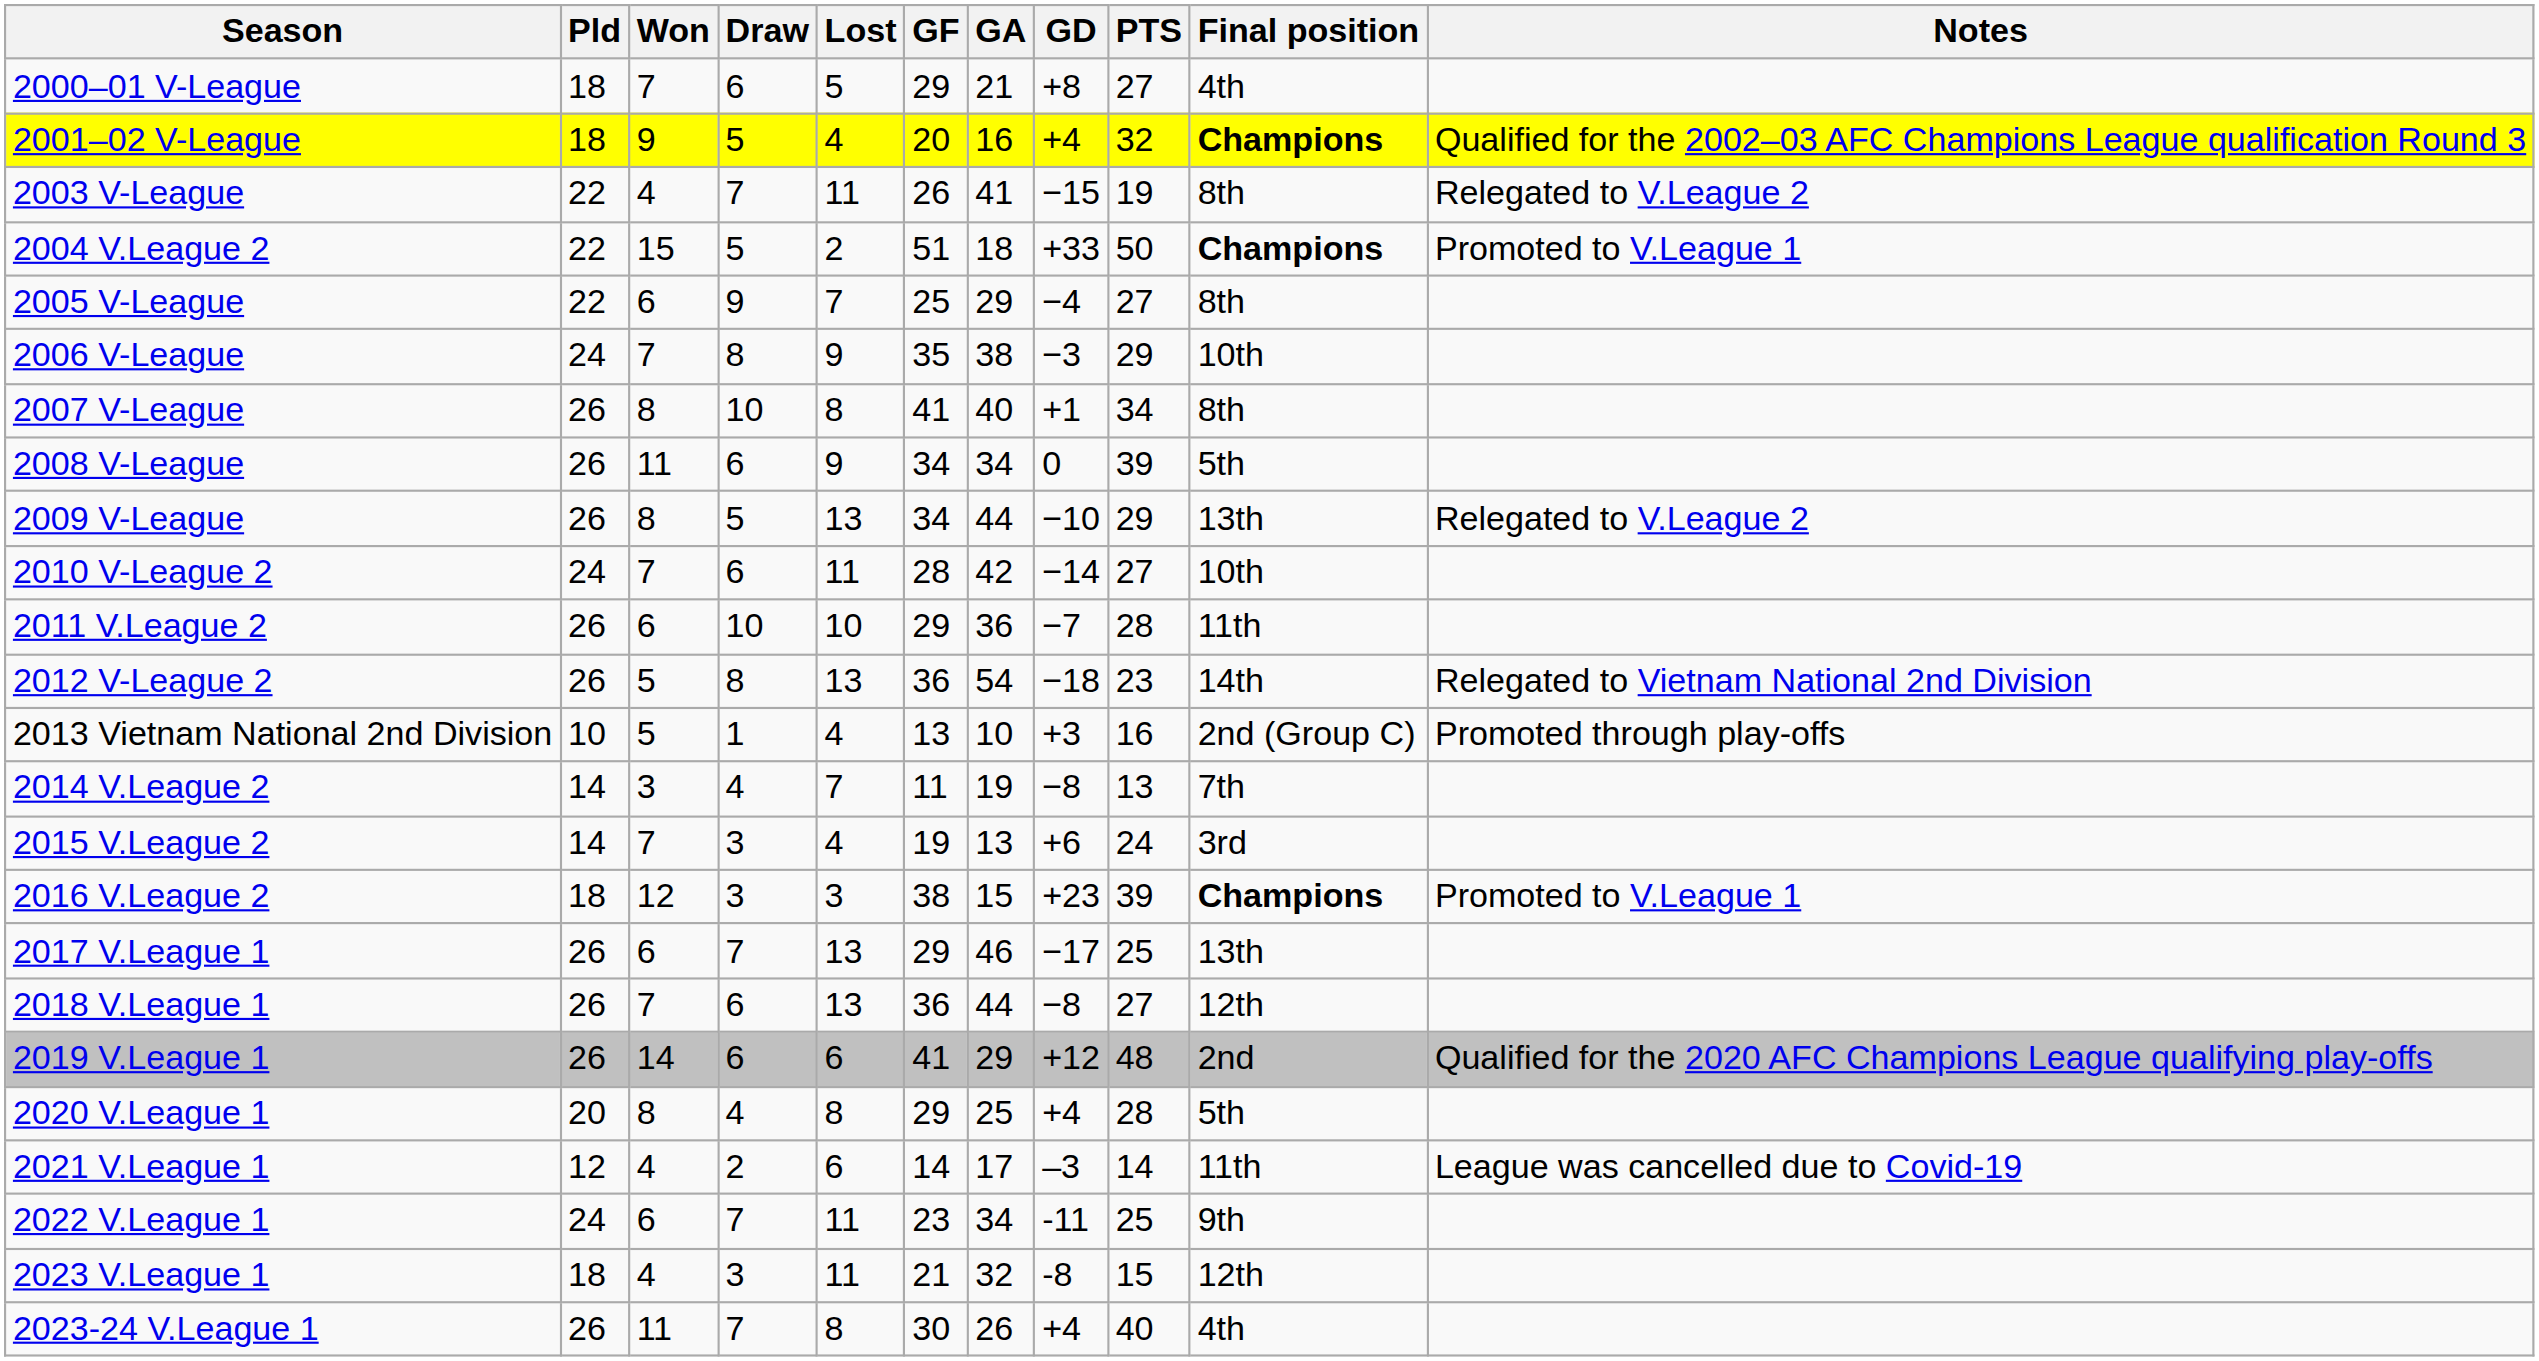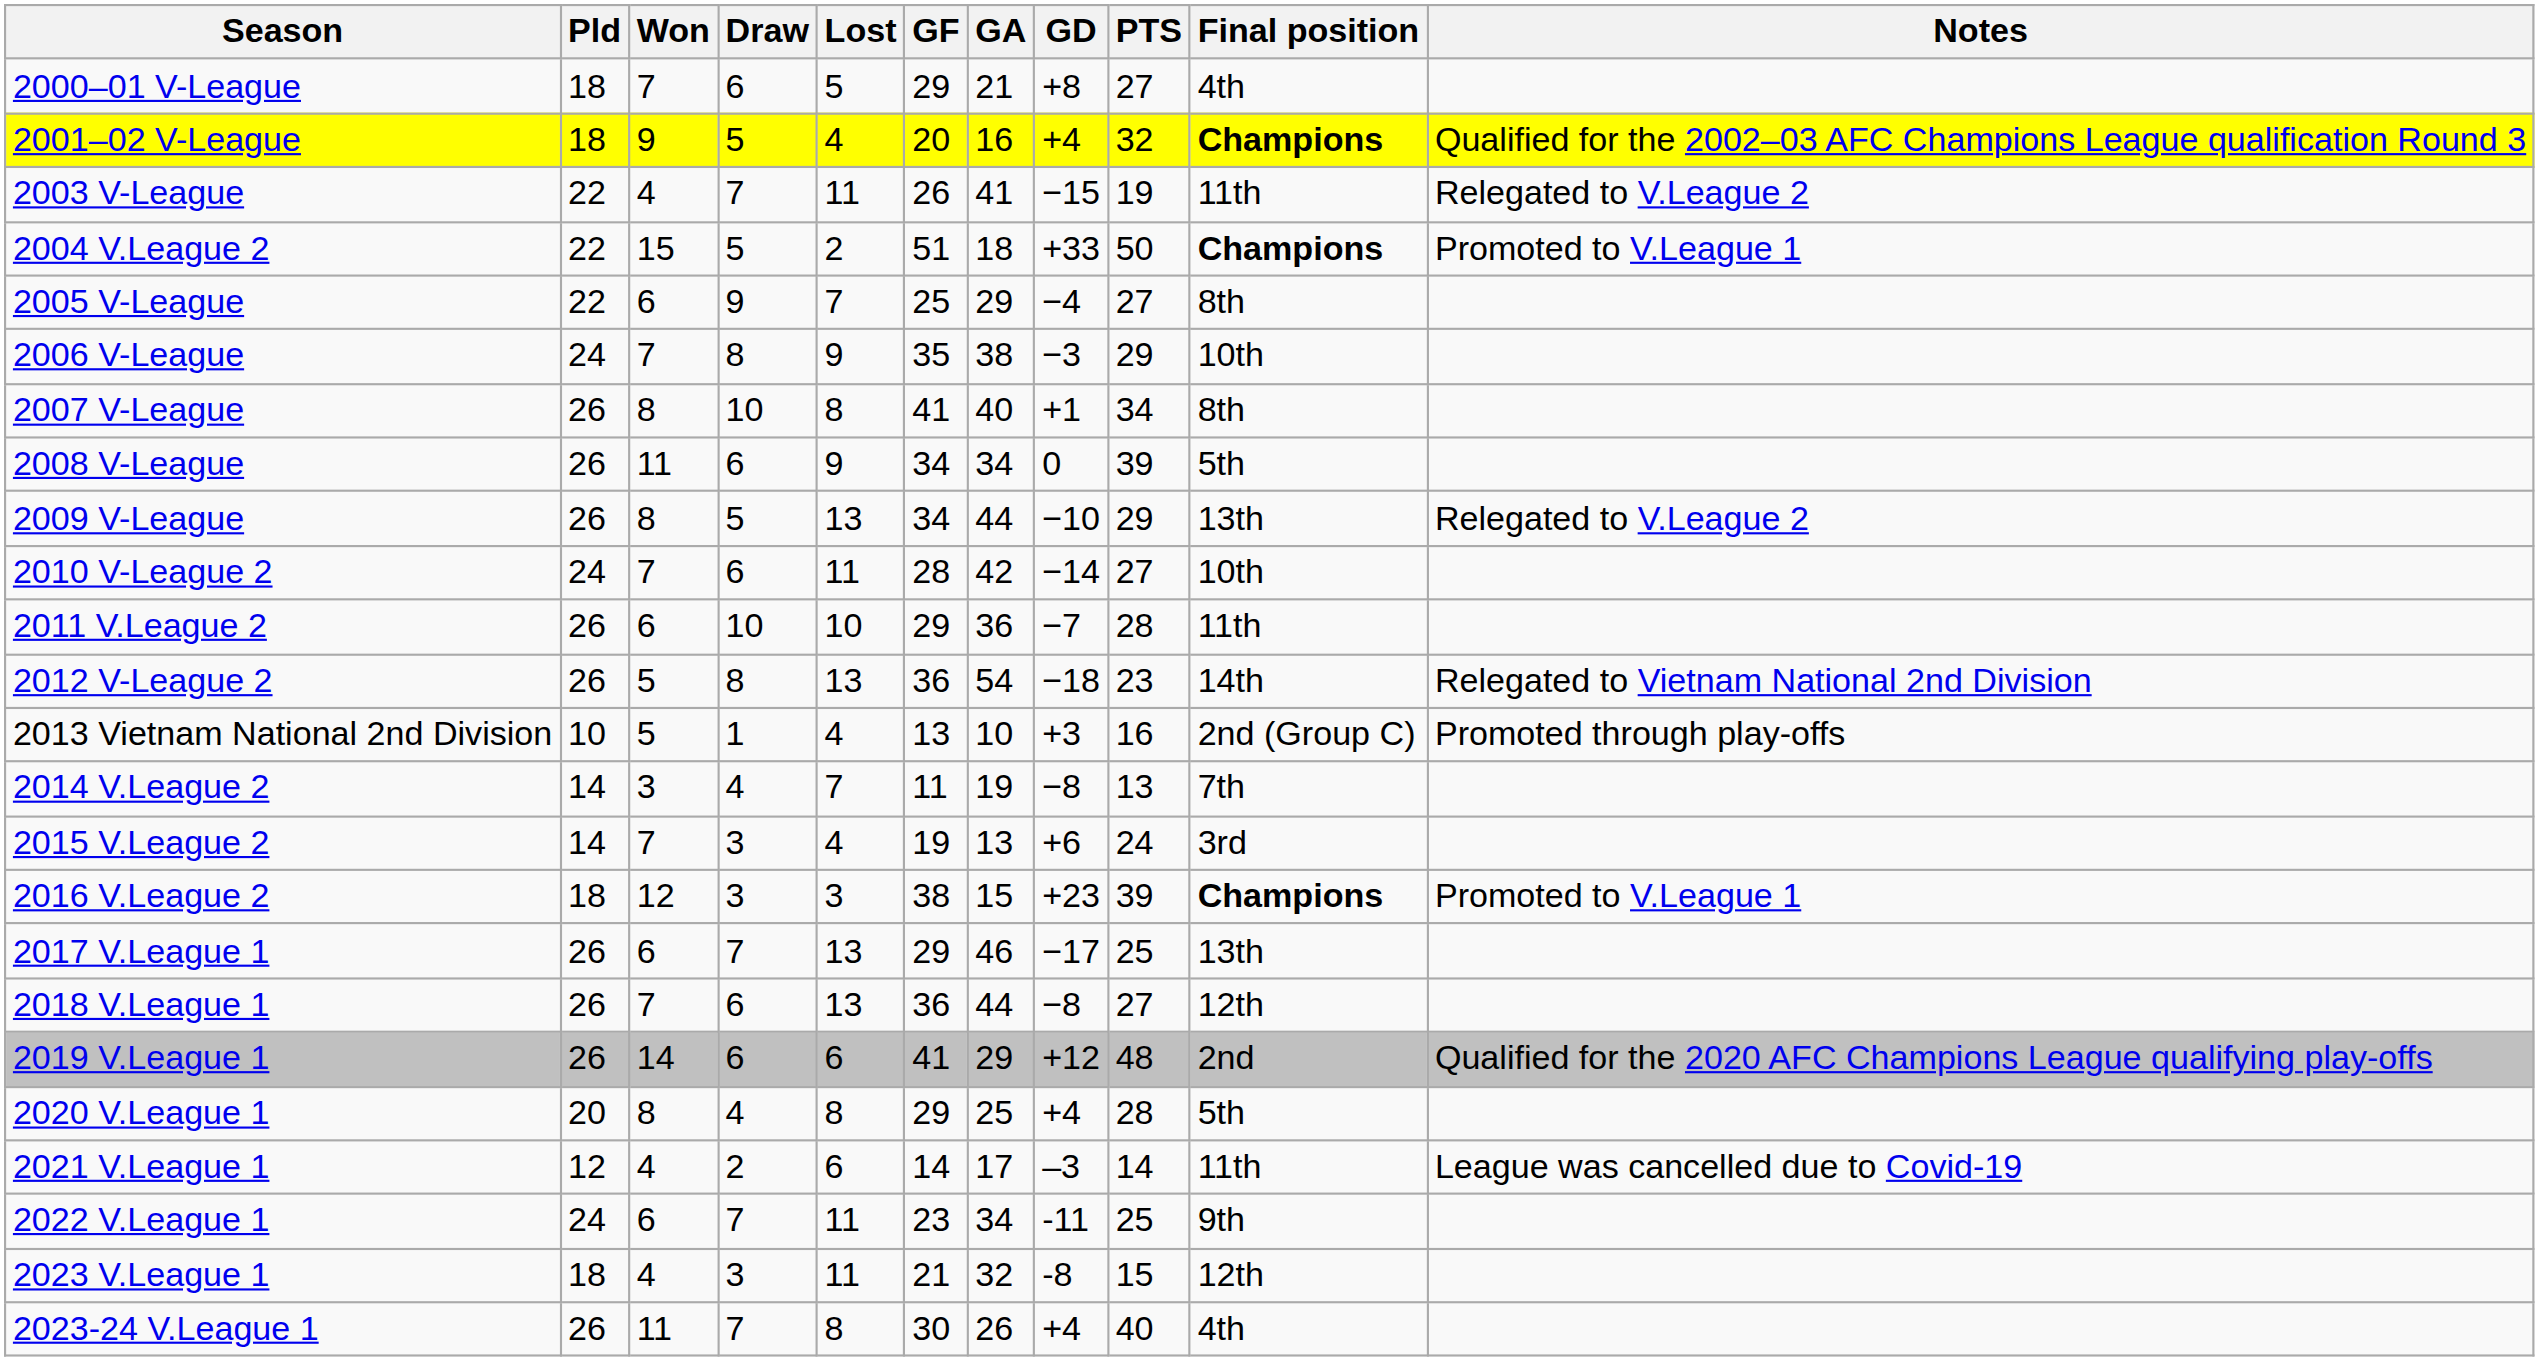(1221, 193) 8th -> (1230, 193) 11th
